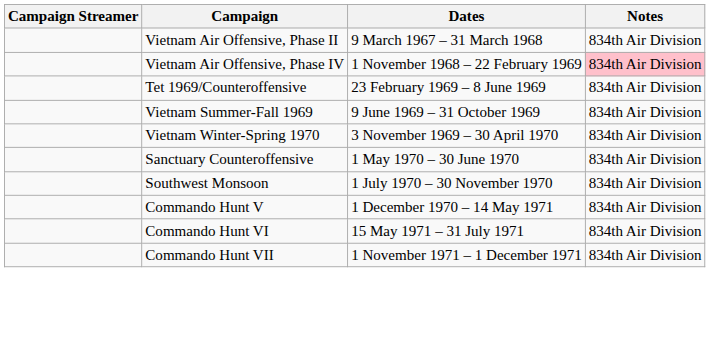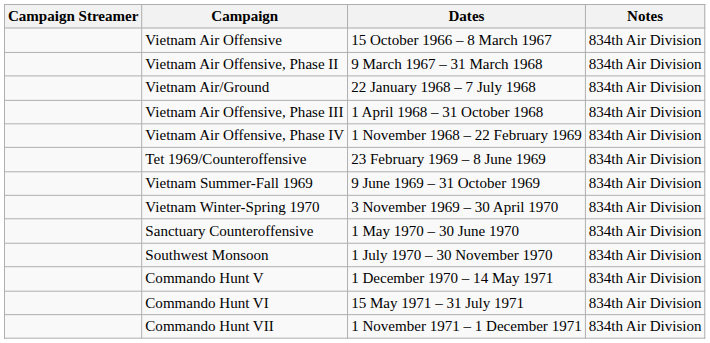+ row: (214, 40)
+ row: (207, 87)
+ row: (244, 111)
(645, 64) pink background -> (645, 135) no background
